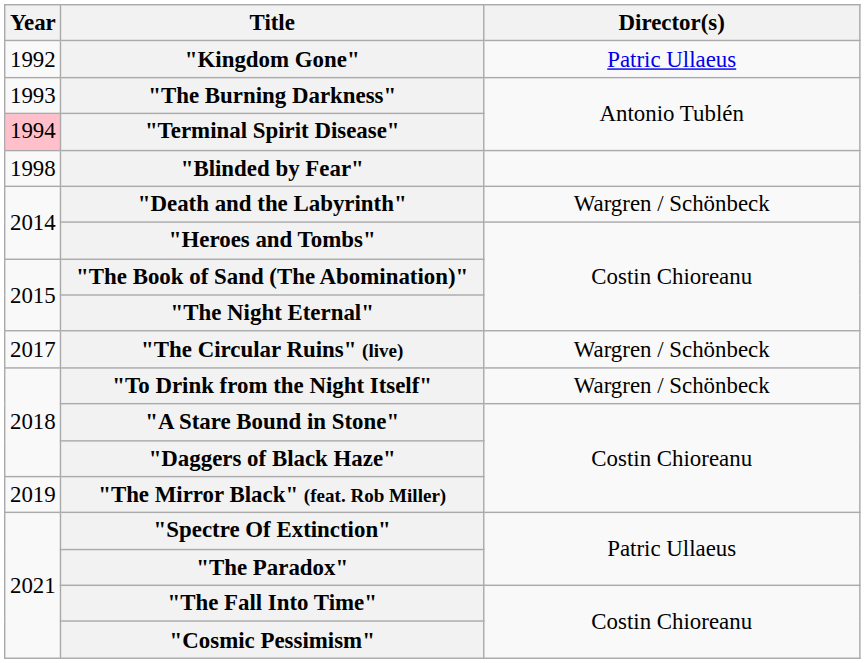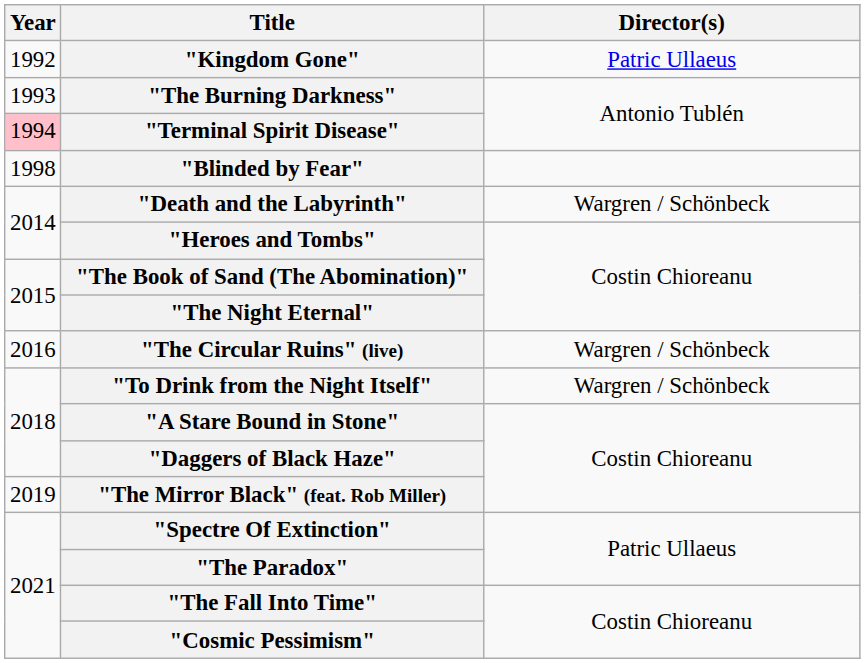(33, 349) 2017 -> (33, 349) 2016
